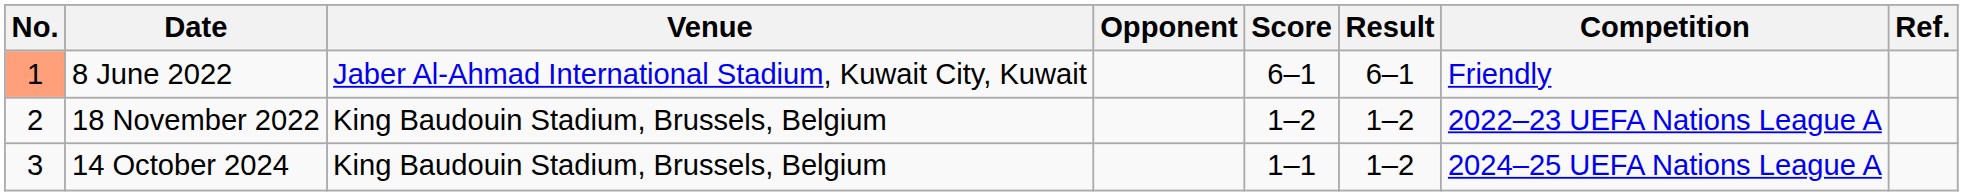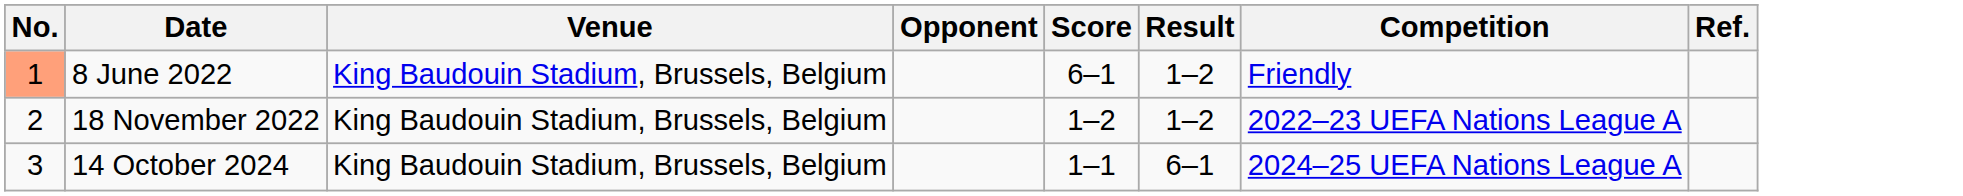(710, 73) Jaber Al-Ahmad International Stadium, Kuwait City, Kuwait -> (610, 73) King Baudouin Stadium, Brussels, Belgium
(1390, 73) 6–1 -> (1190, 73) 1–2
(1390, 166) 1–2 -> (1190, 166) 6–1
